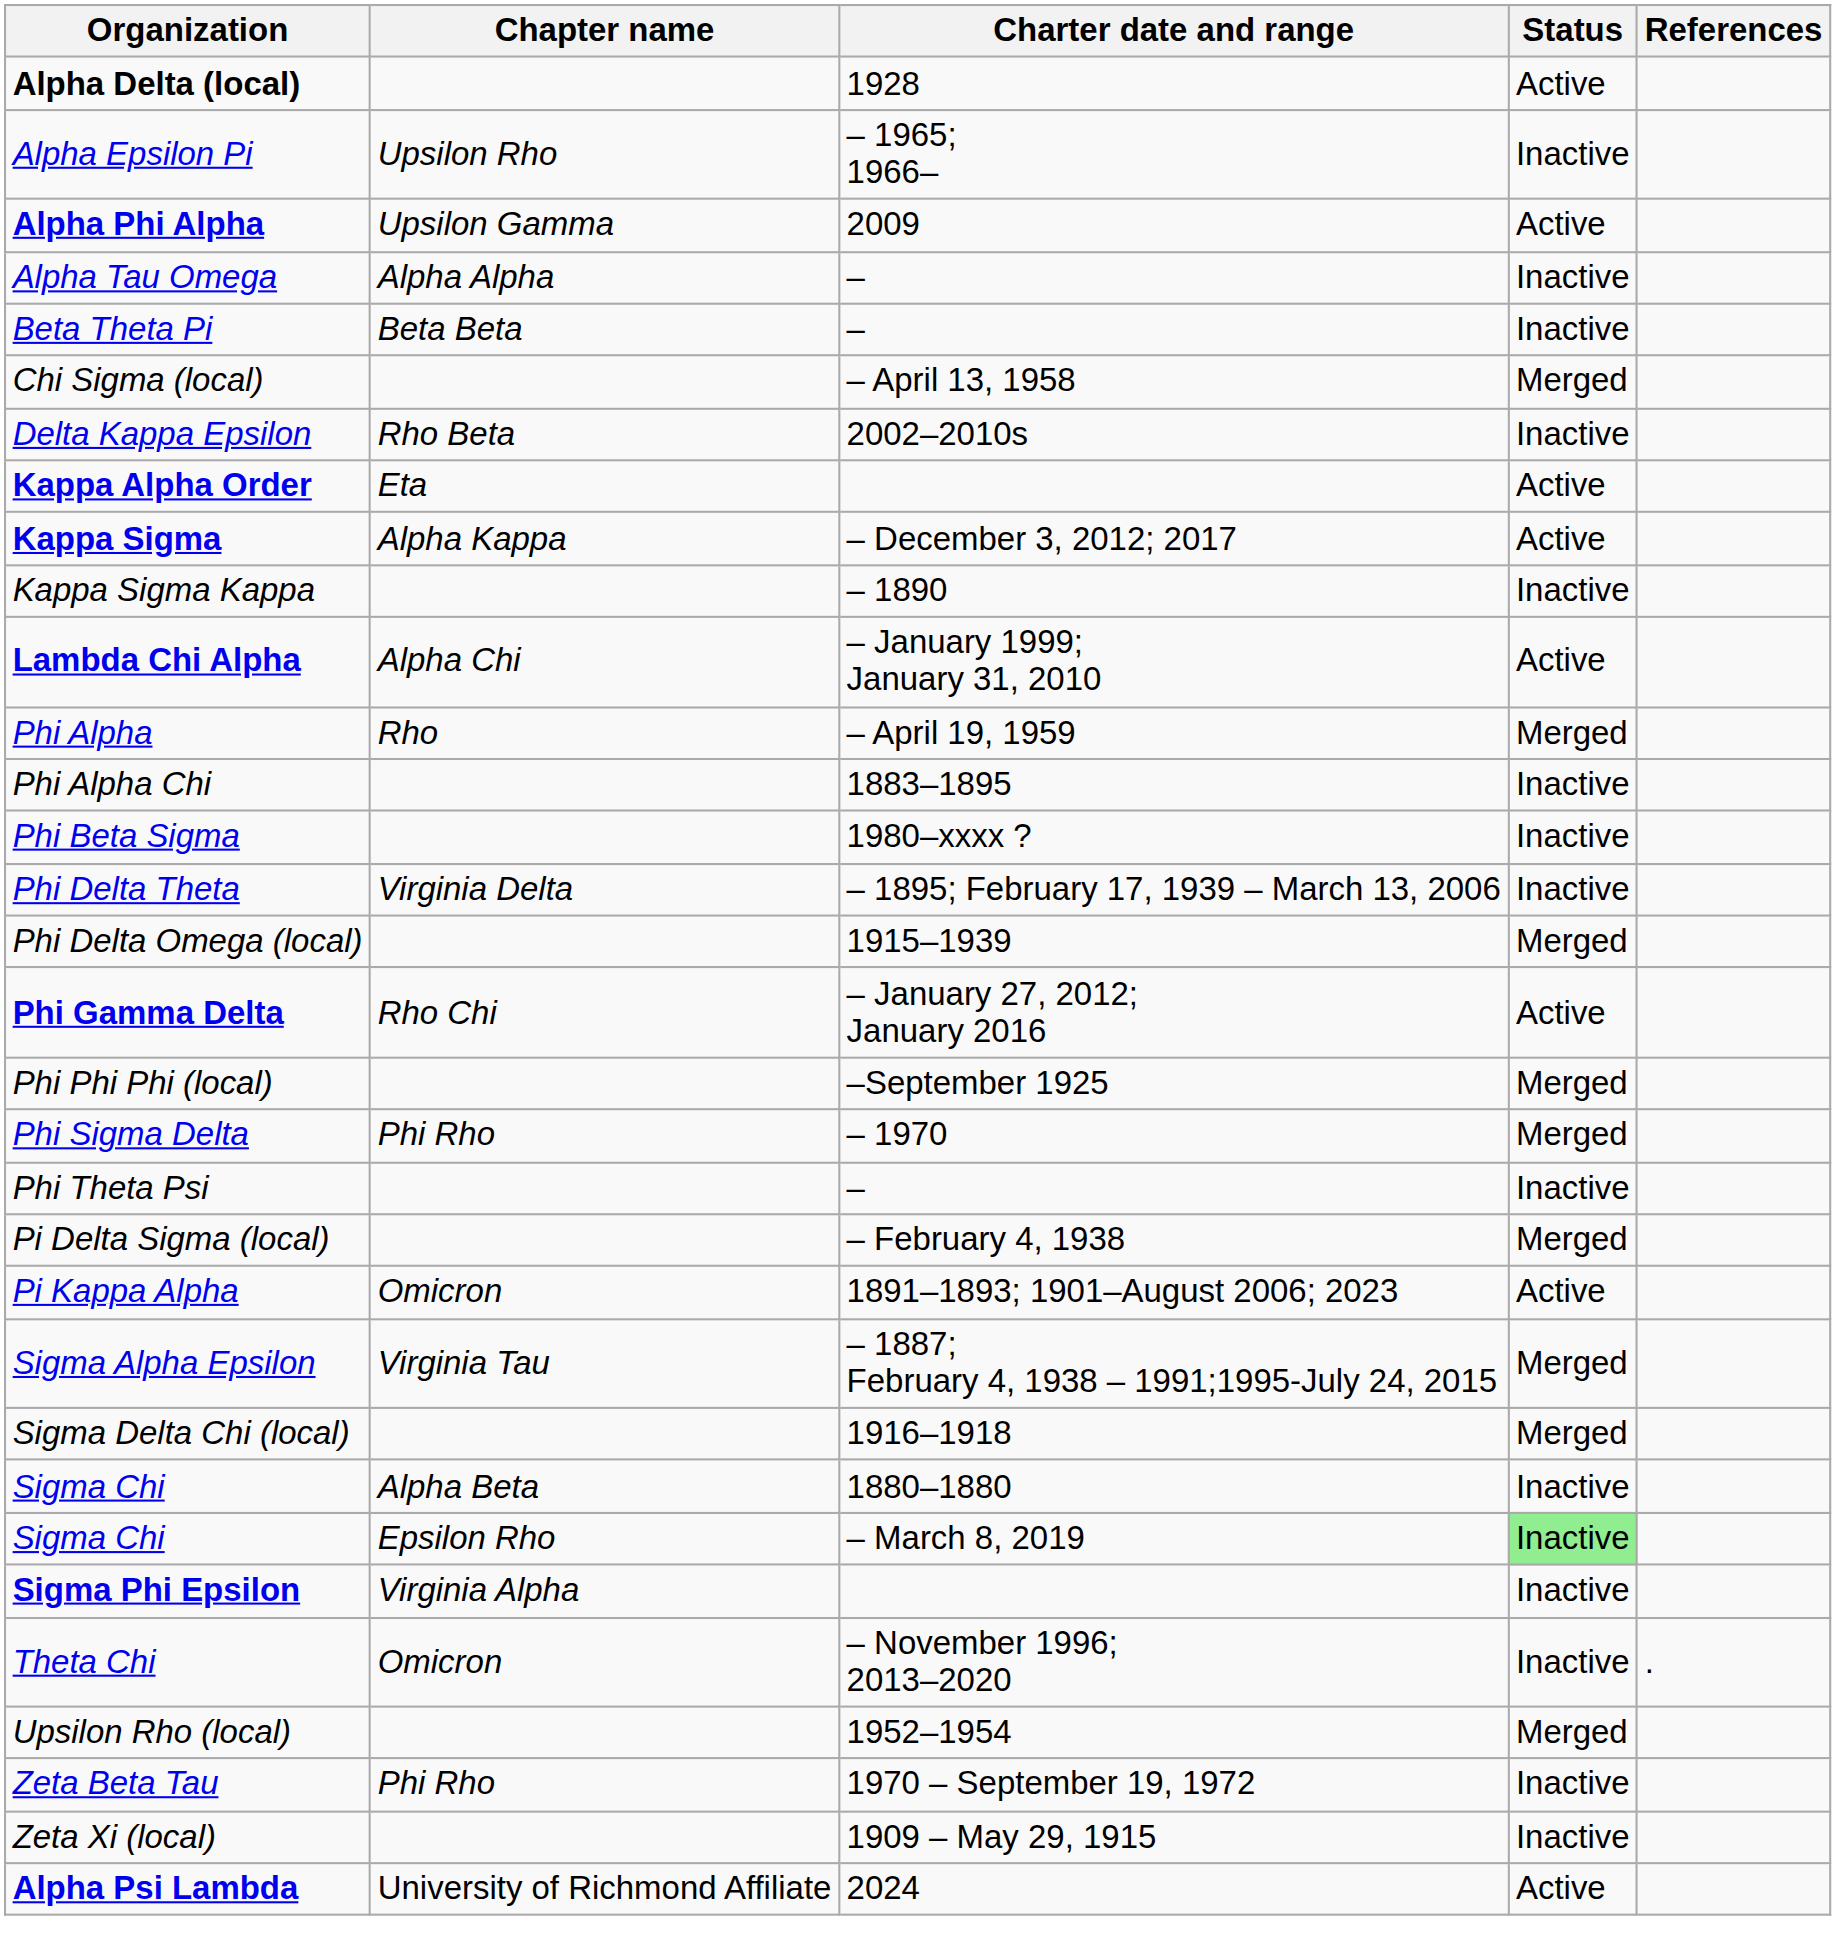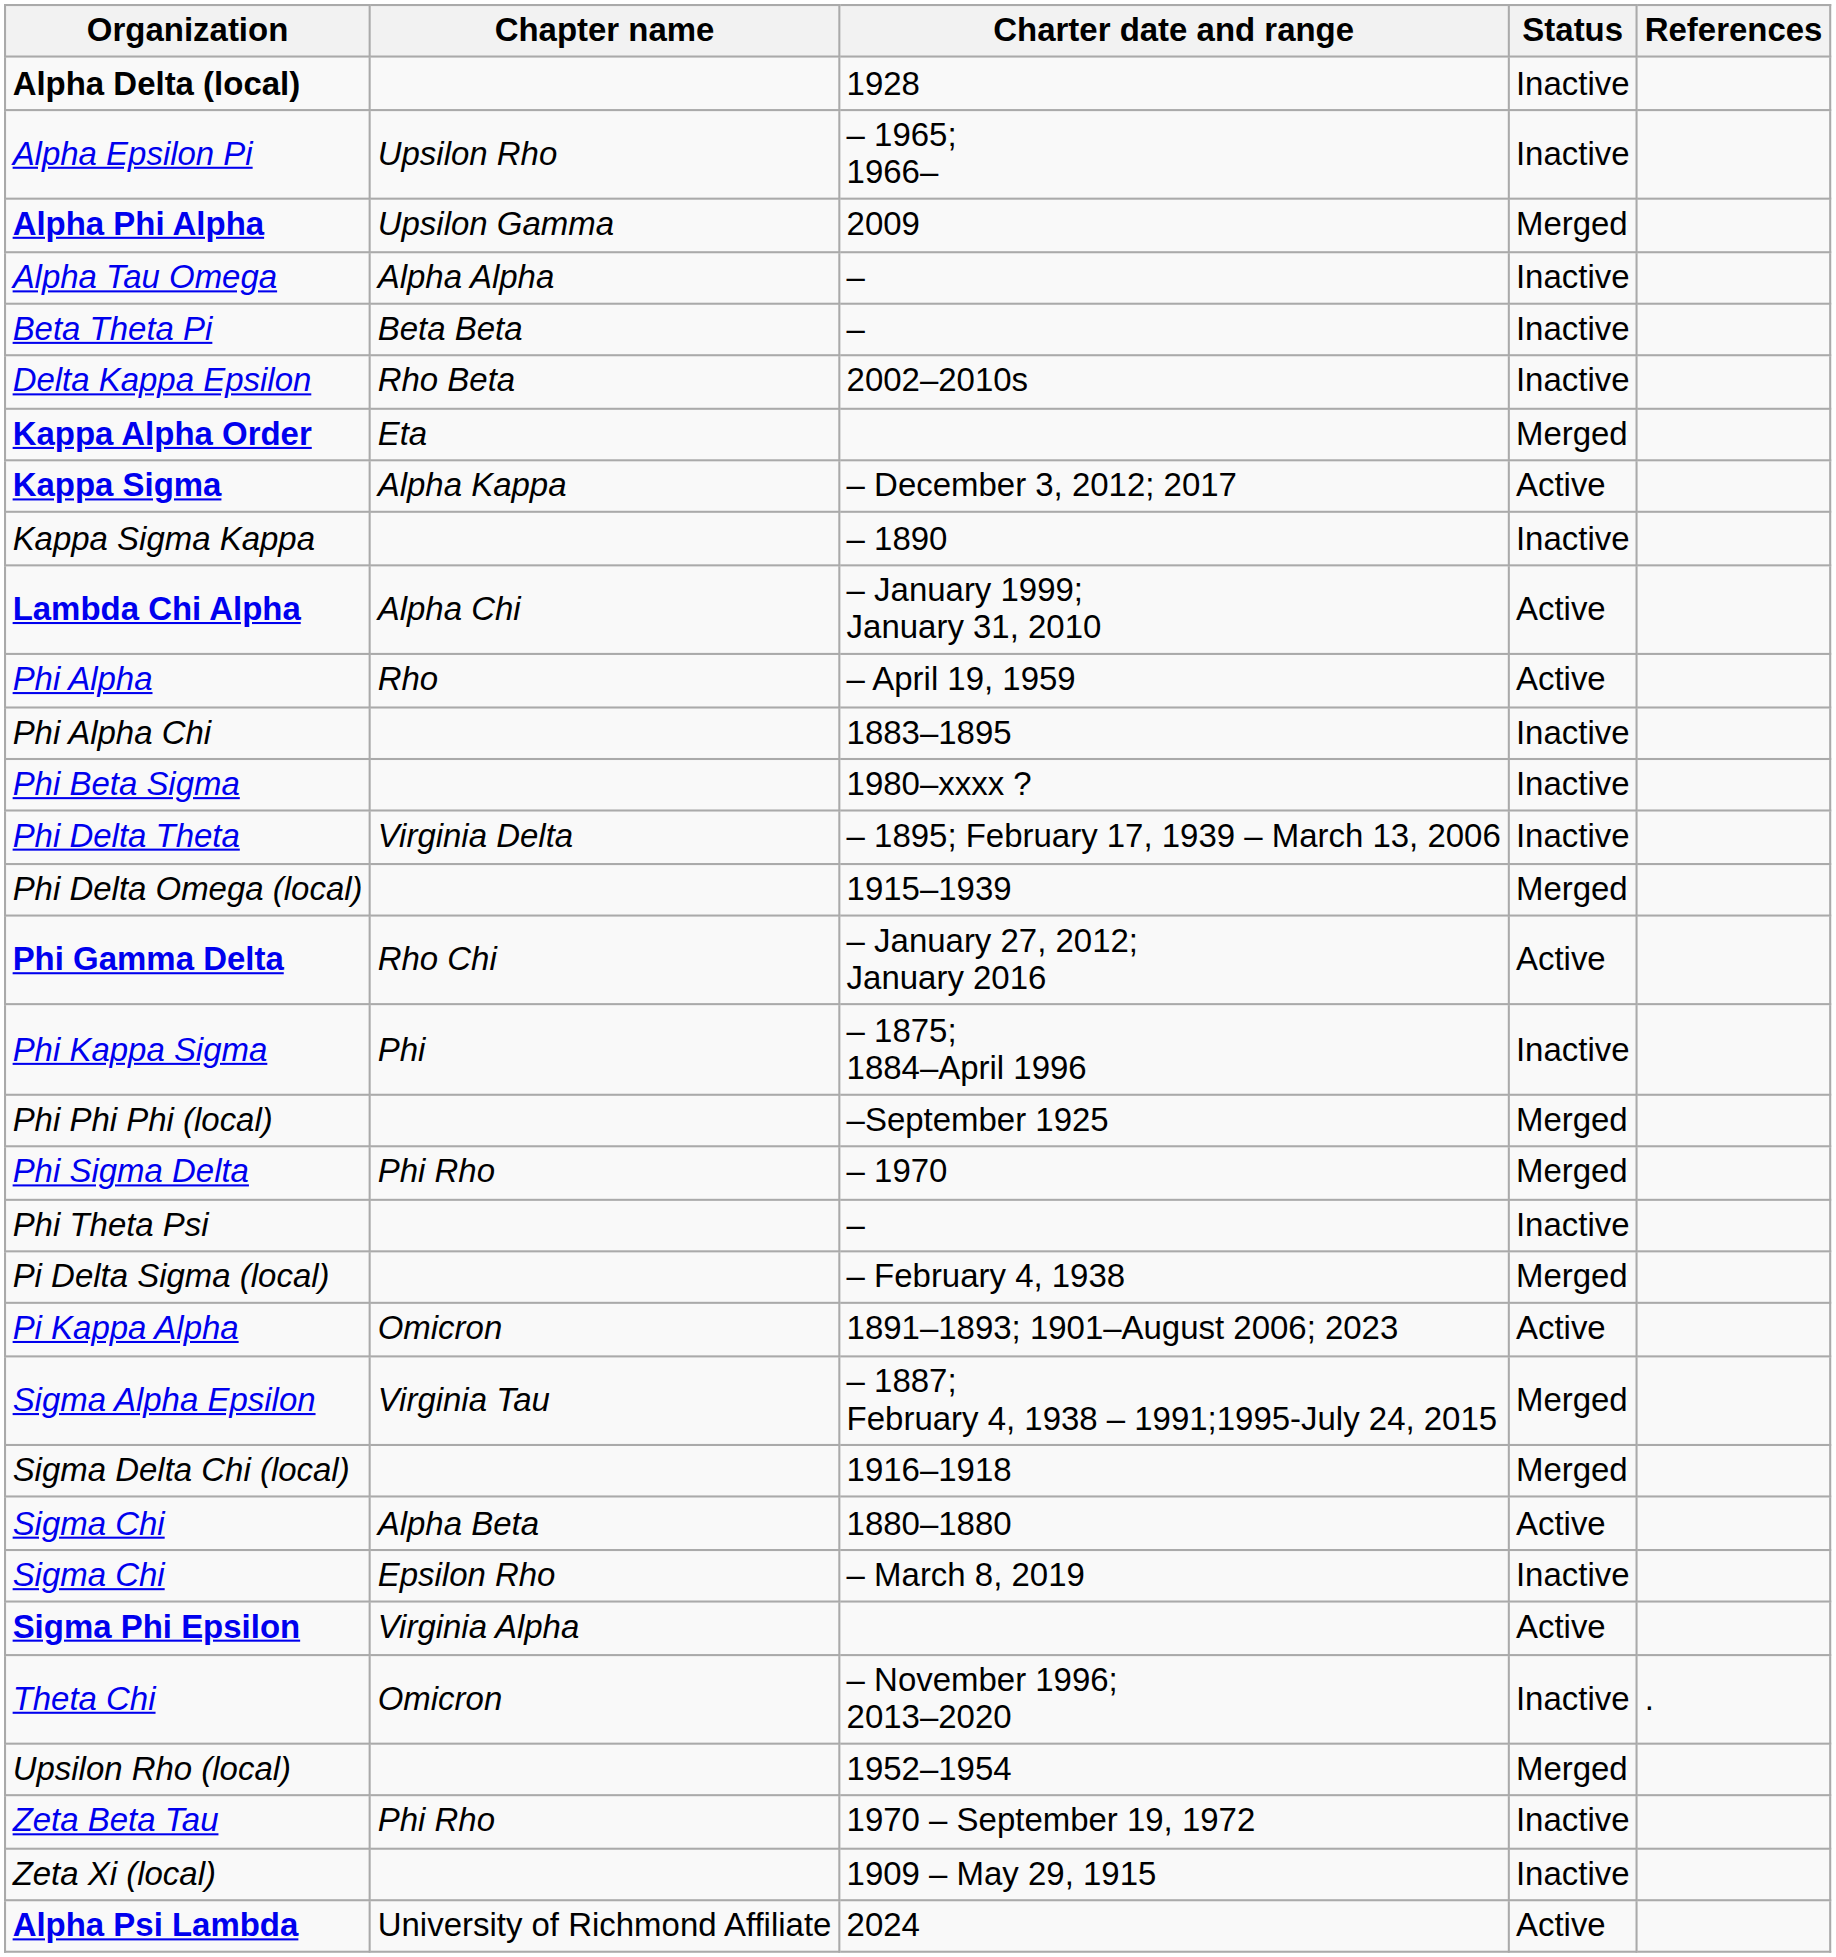(1561, 82) Active -> (1573, 82) Inactive
(1561, 224) Active -> (1572, 224) Merged
- row: (138, 381)
(1561, 485) Active -> (1572, 433) Merged
(1572, 732) Merged -> (1561, 679) Active
+ row: (140, 1049)
(1573, 1485) Inactive -> (1561, 1522) Active
(1573, 1538) lightgreen background -> (1573, 1575) no background
(1573, 1590) Inactive -> (1561, 1627) Active
